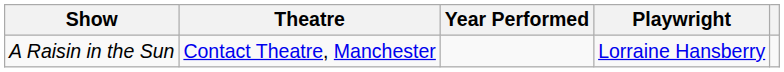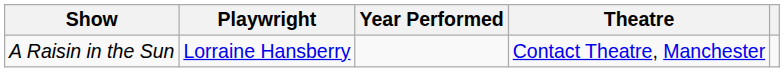columns swapped: (682, 19) <-> (310, 19)
